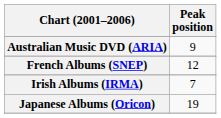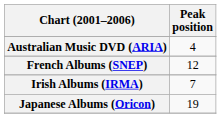(193, 46) 9 -> (193, 46) 4
